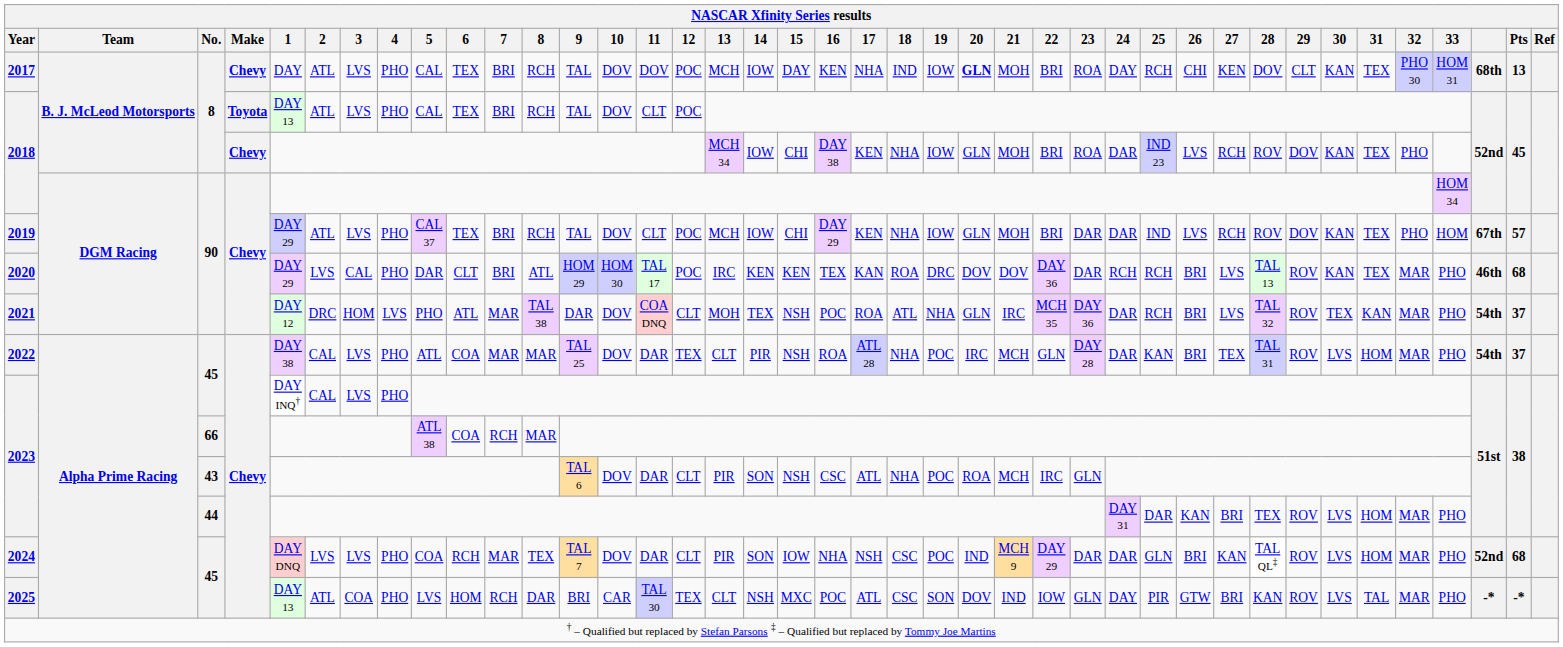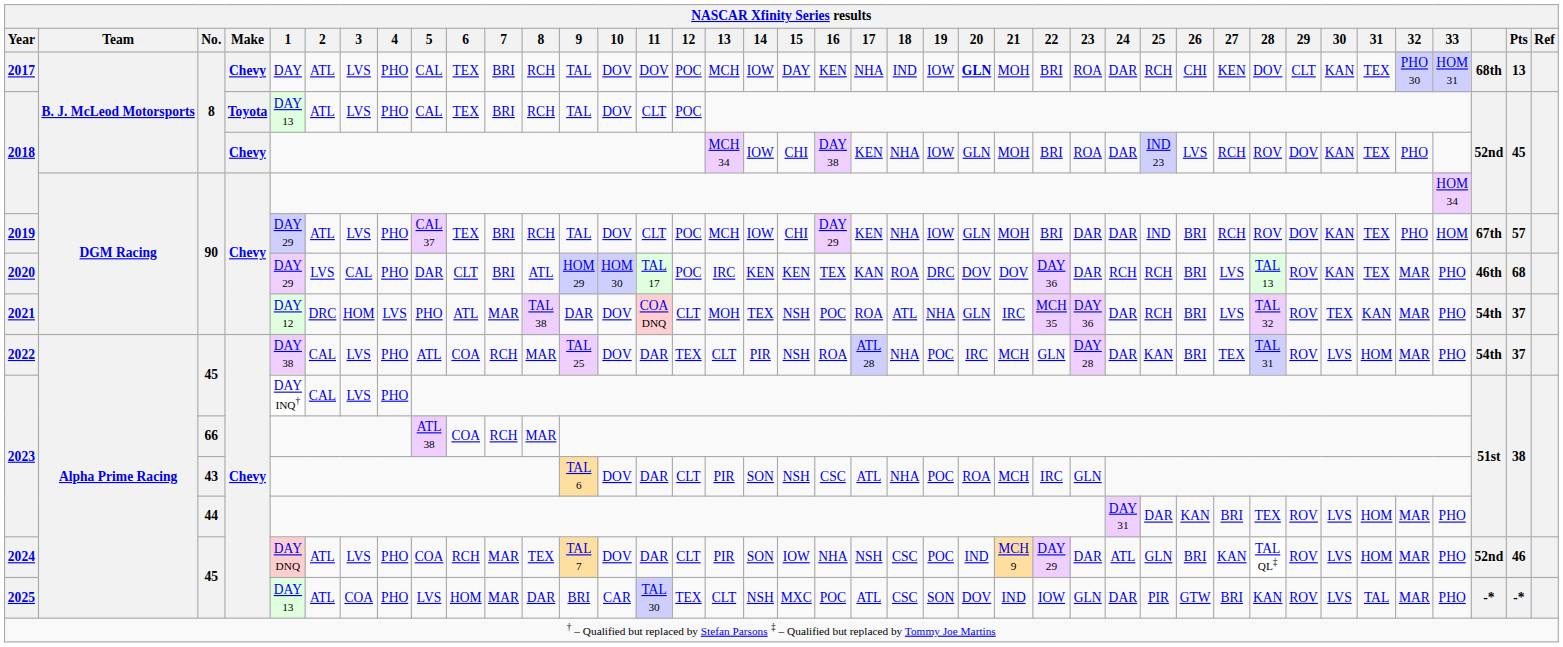(1123, 71) DAY -> (1123, 71) DAR
(1195, 233) LVS -> (1195, 233) BRI
(504, 354) MAR -> (504, 354) RCH
(322, 557) LVS -> (322, 557) ATL
(1123, 557) DAR -> (1123, 557) ATL
(1519, 557) 68 -> (1519, 557) 46
(504, 598) RCH -> (504, 598) MAR
(1123, 598) DAY -> (1123, 598) DAR
